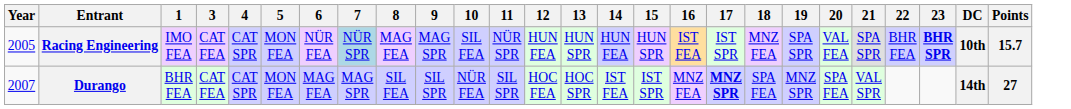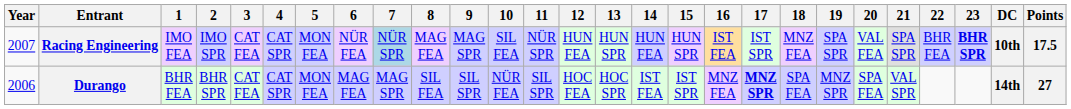+ column: (213, 15)
(21, 46) 2005 -> (21, 46) 2007
(1010, 46) 15.7 -> (1045, 46) 17.5
(21, 84) 2007 -> (21, 84) 2006
